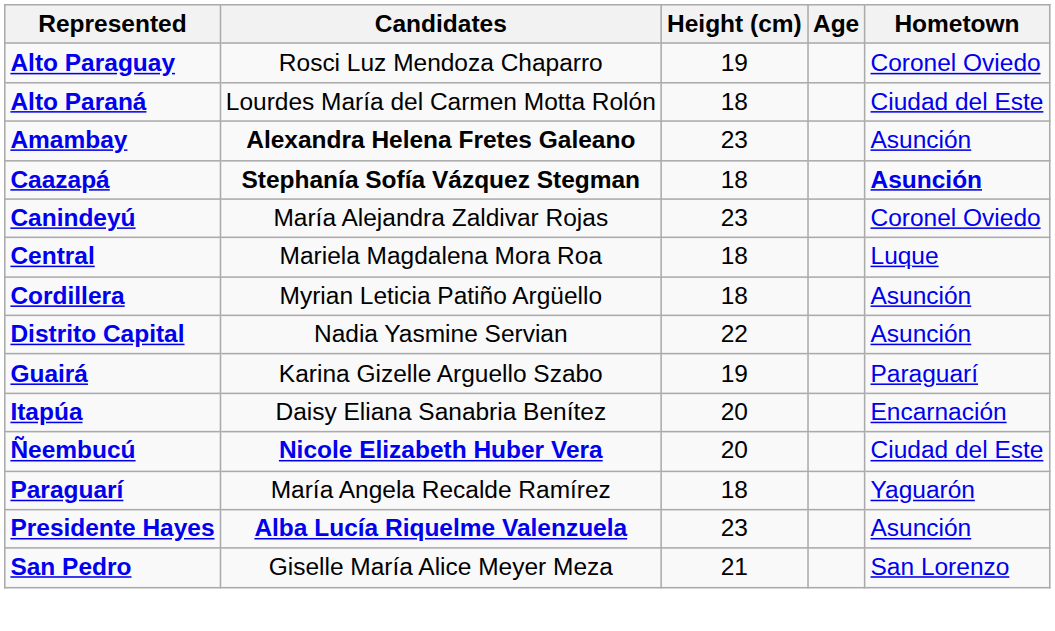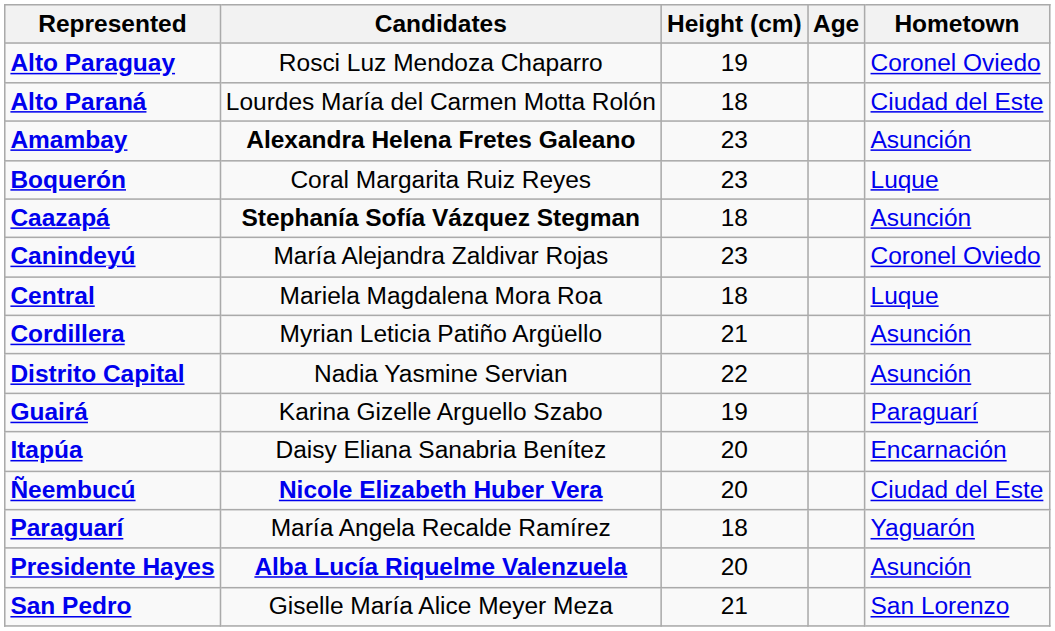+ row: (68, 179)
(926, 179) bold -> (921, 218) normal
(734, 295) 18 -> (734, 334) 21
(734, 528) 23 -> (734, 567) 20
